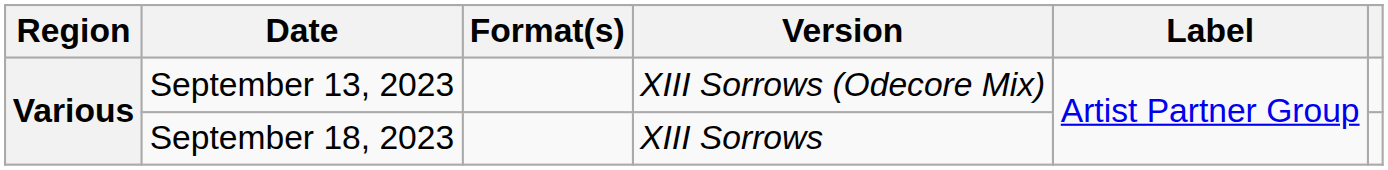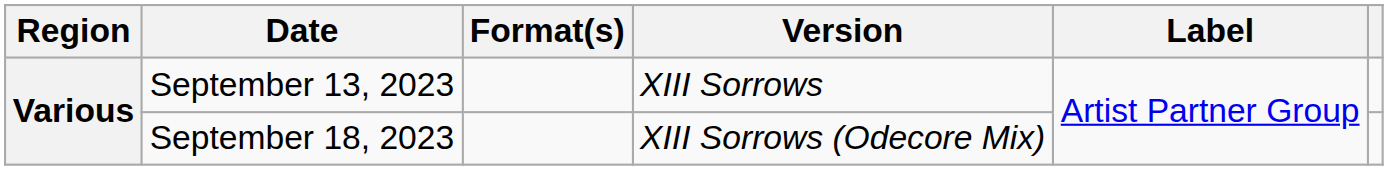(843, 84) XIII Sorrows (Odecore Mix) -> (732, 84) XIII Sorrows
(732, 137) XIII Sorrows -> (843, 137) XIII Sorrows (Odecore Mix)
